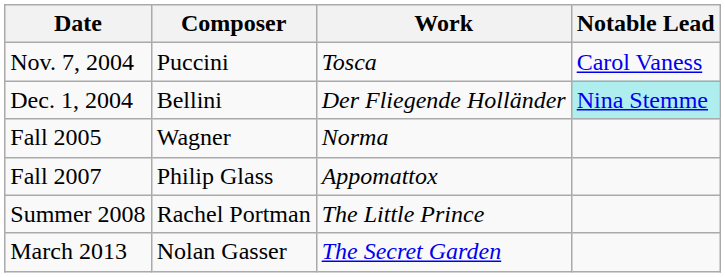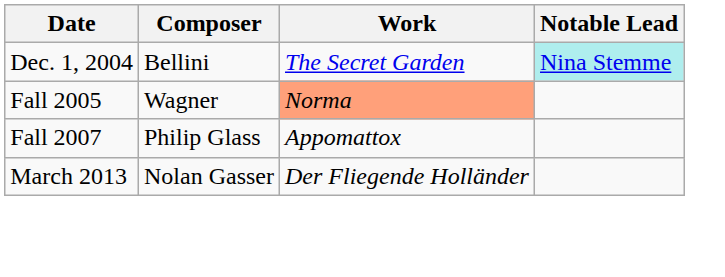- row: (72, 61)
(444, 99) Der Fliegende Holländer -> (375, 61) The Secret Garden
(355, 137) no background -> (318, 99) lightsalmon background
- row: (78, 213)
(411, 251) The Secret Garden -> (407, 175) Der Fliegende Holländer
